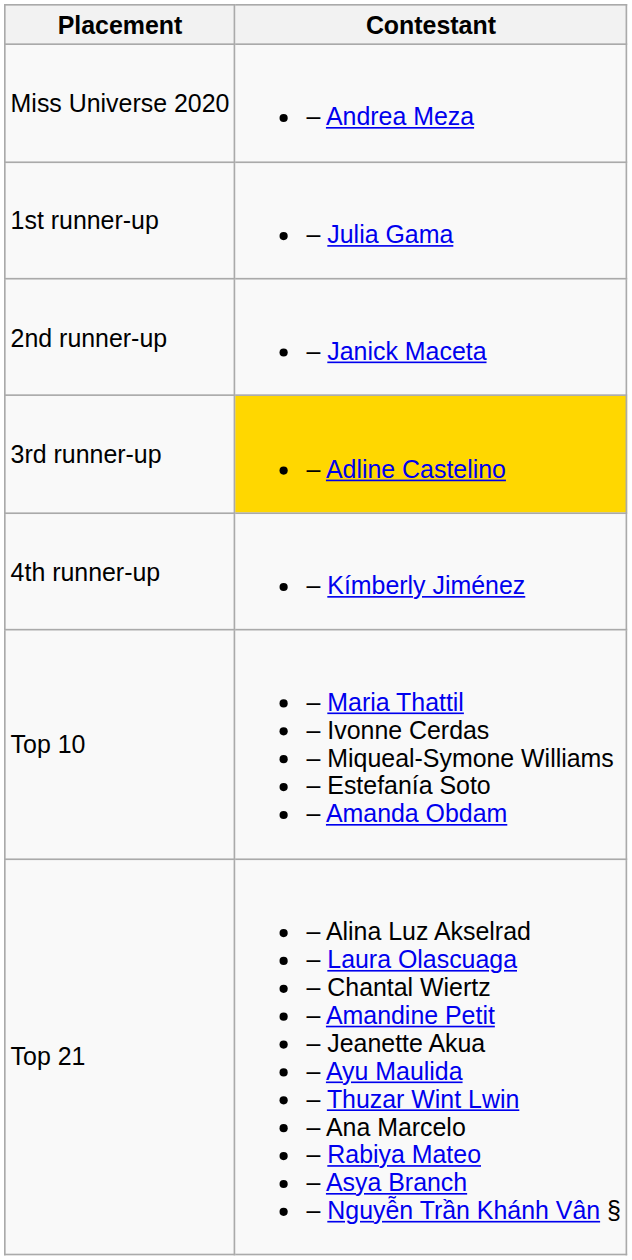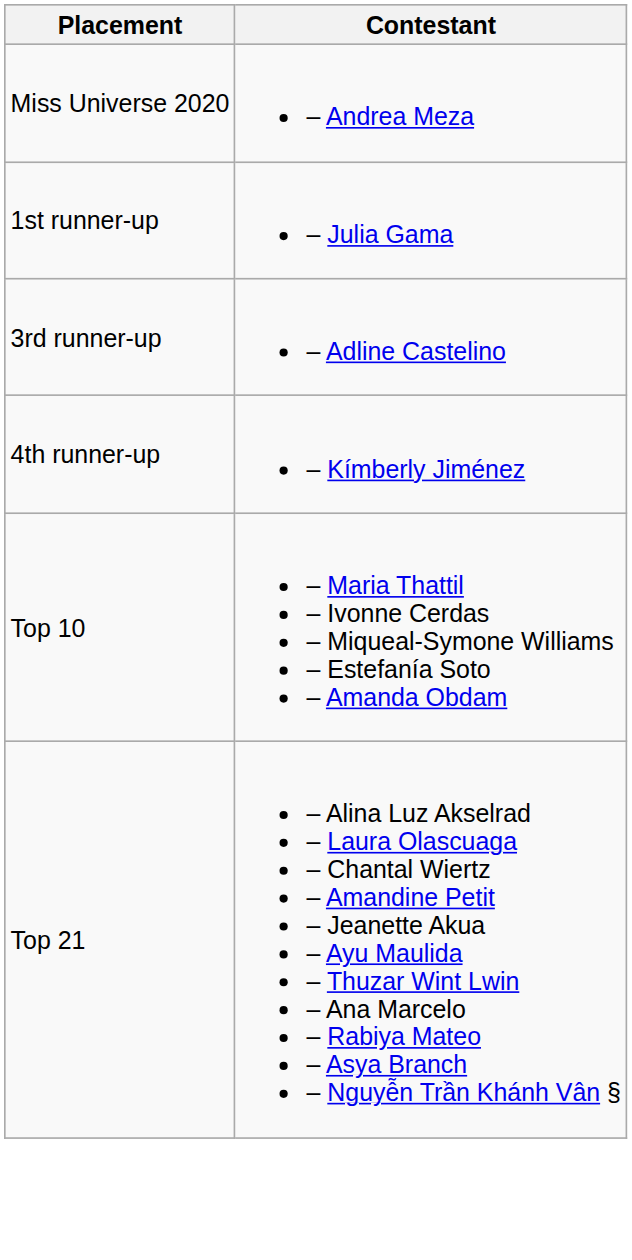- row: (89, 337)
(431, 468) gold background -> (431, 351) no background
